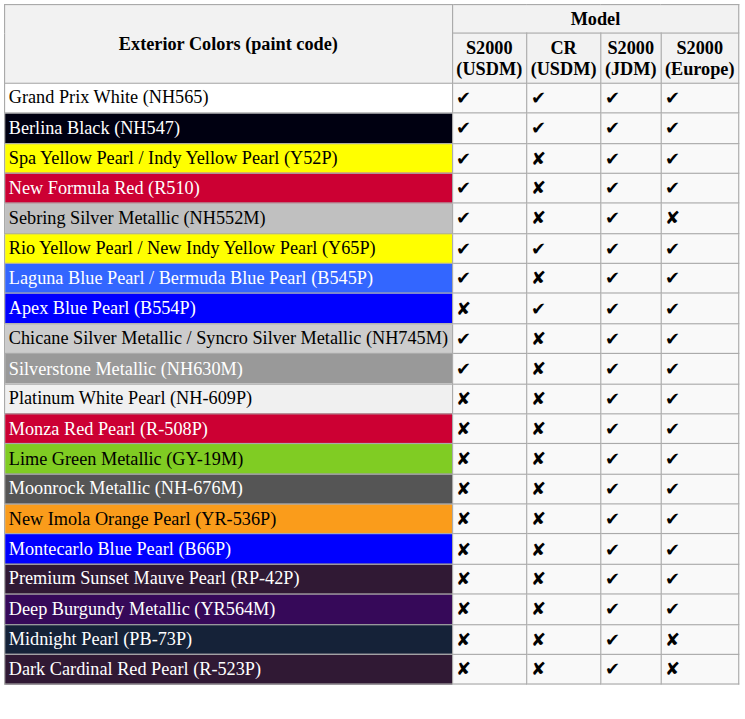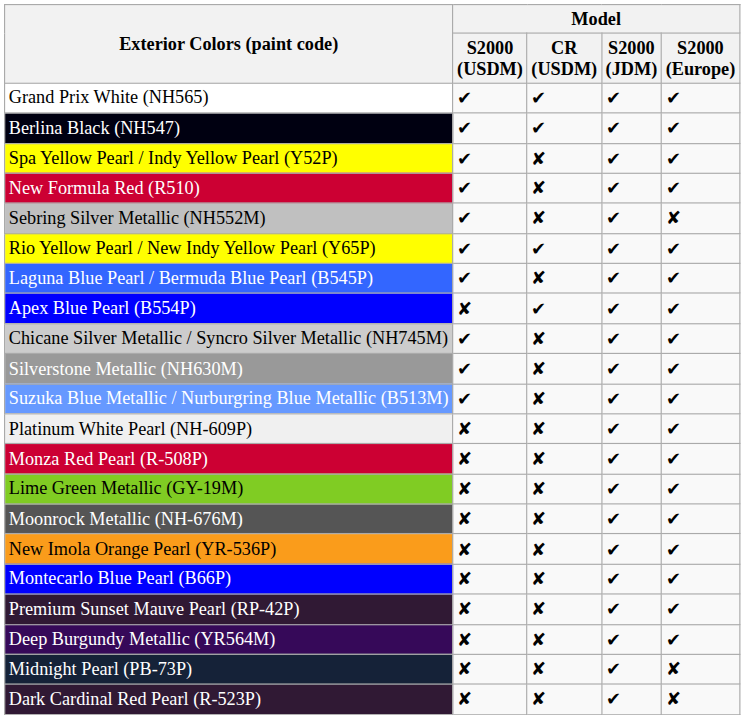+ row: (229, 398)
